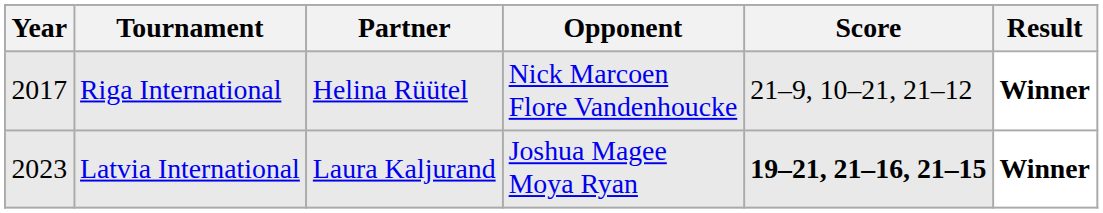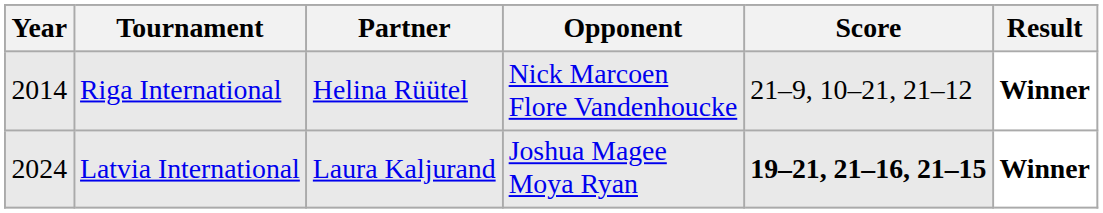(39, 90) 2017 -> (39, 90) 2014
(39, 168) 2023 -> (39, 168) 2024
